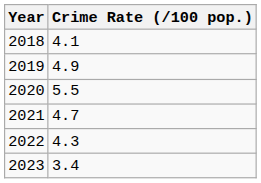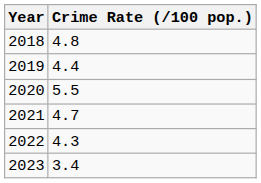(66, 42) 4.1 -> (66, 42) 4.8
(66, 67) 4.9 -> (66, 67) 4.4
